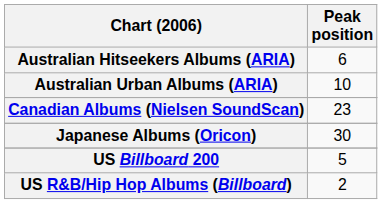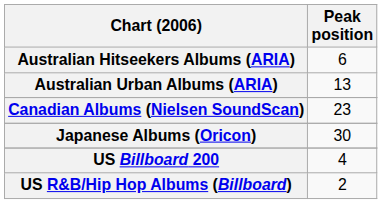(342, 85) 10 -> (342, 85) 13
(342, 160) 5 -> (342, 160) 4
